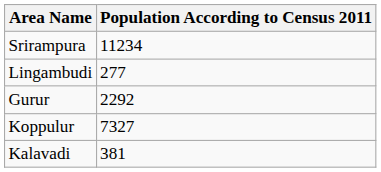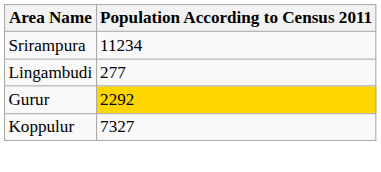(117, 99) no background -> (117, 99) gold background
- row: (39, 153)
